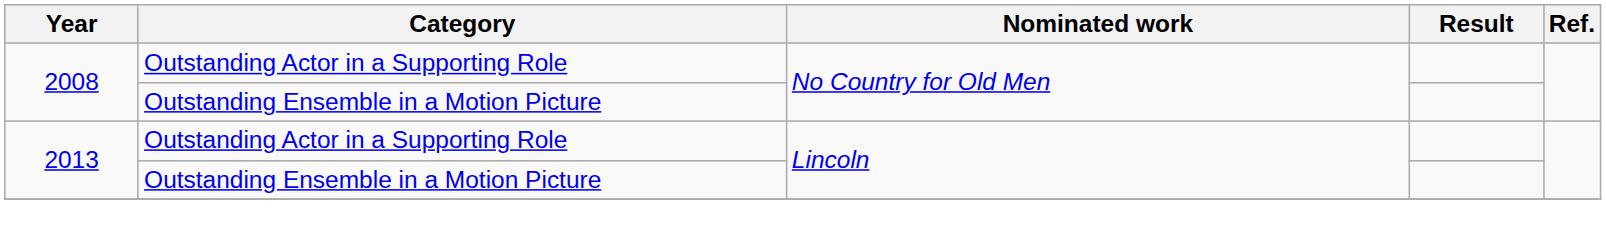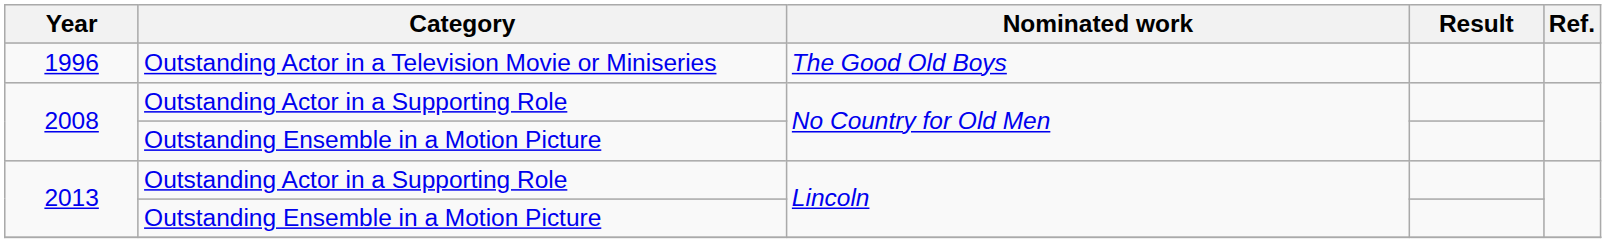+ row: (72, 62)
